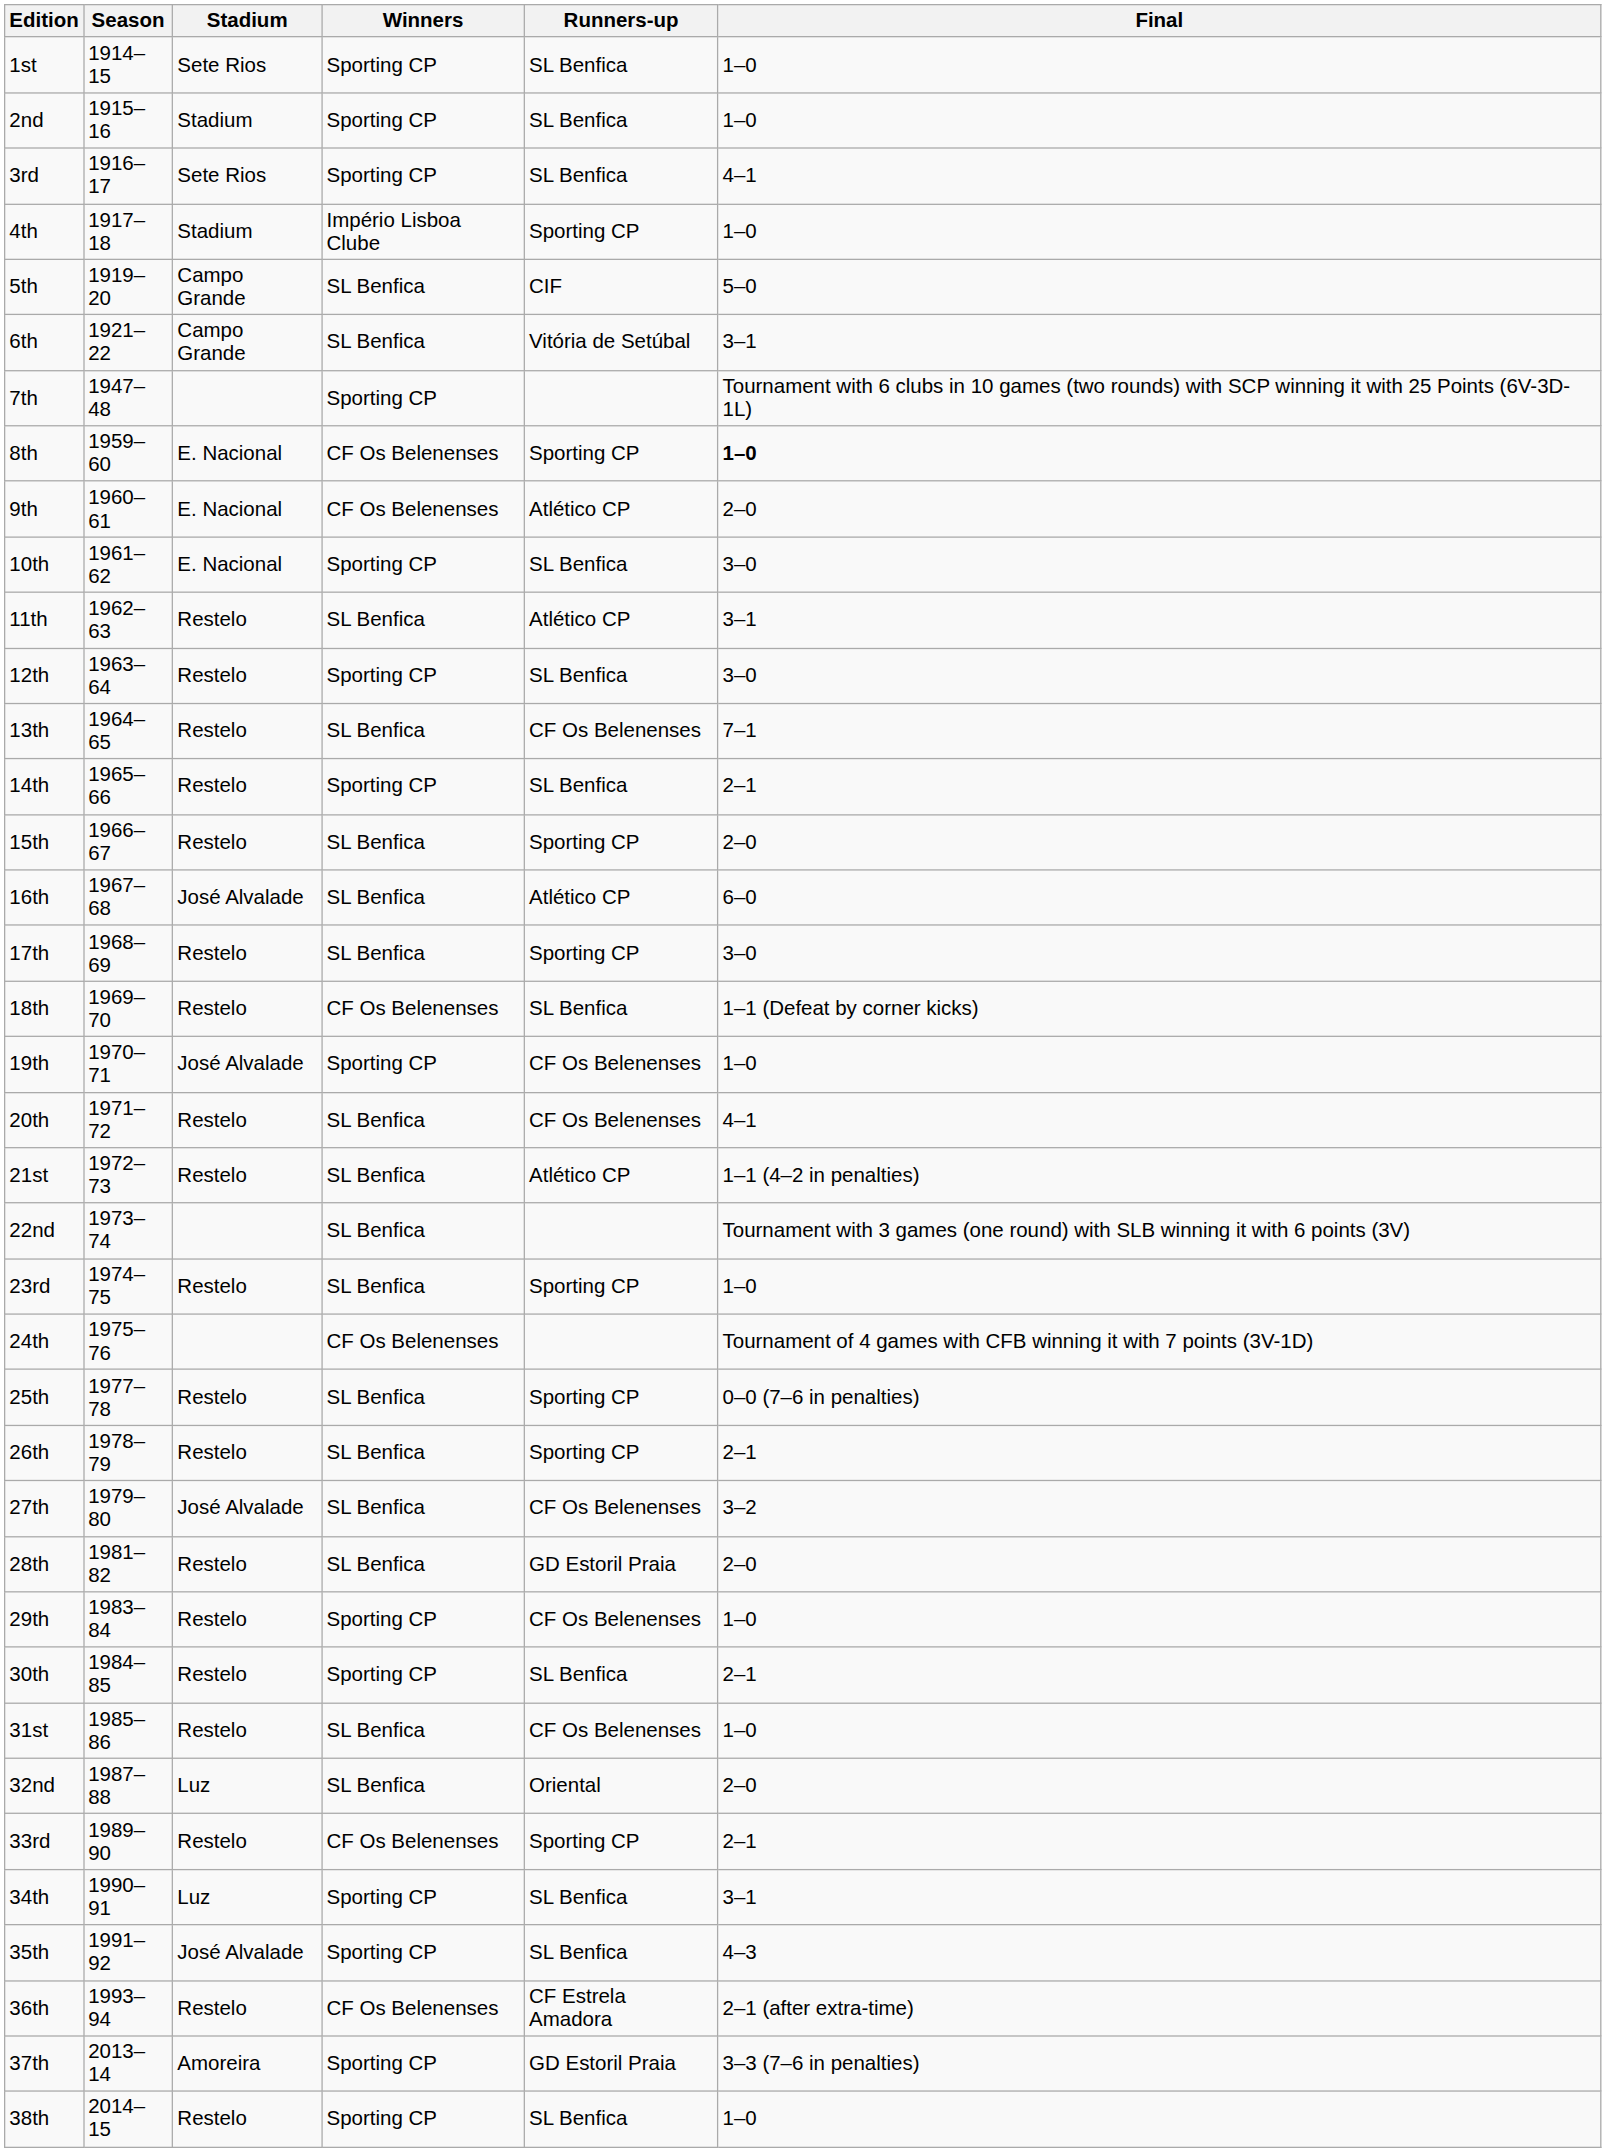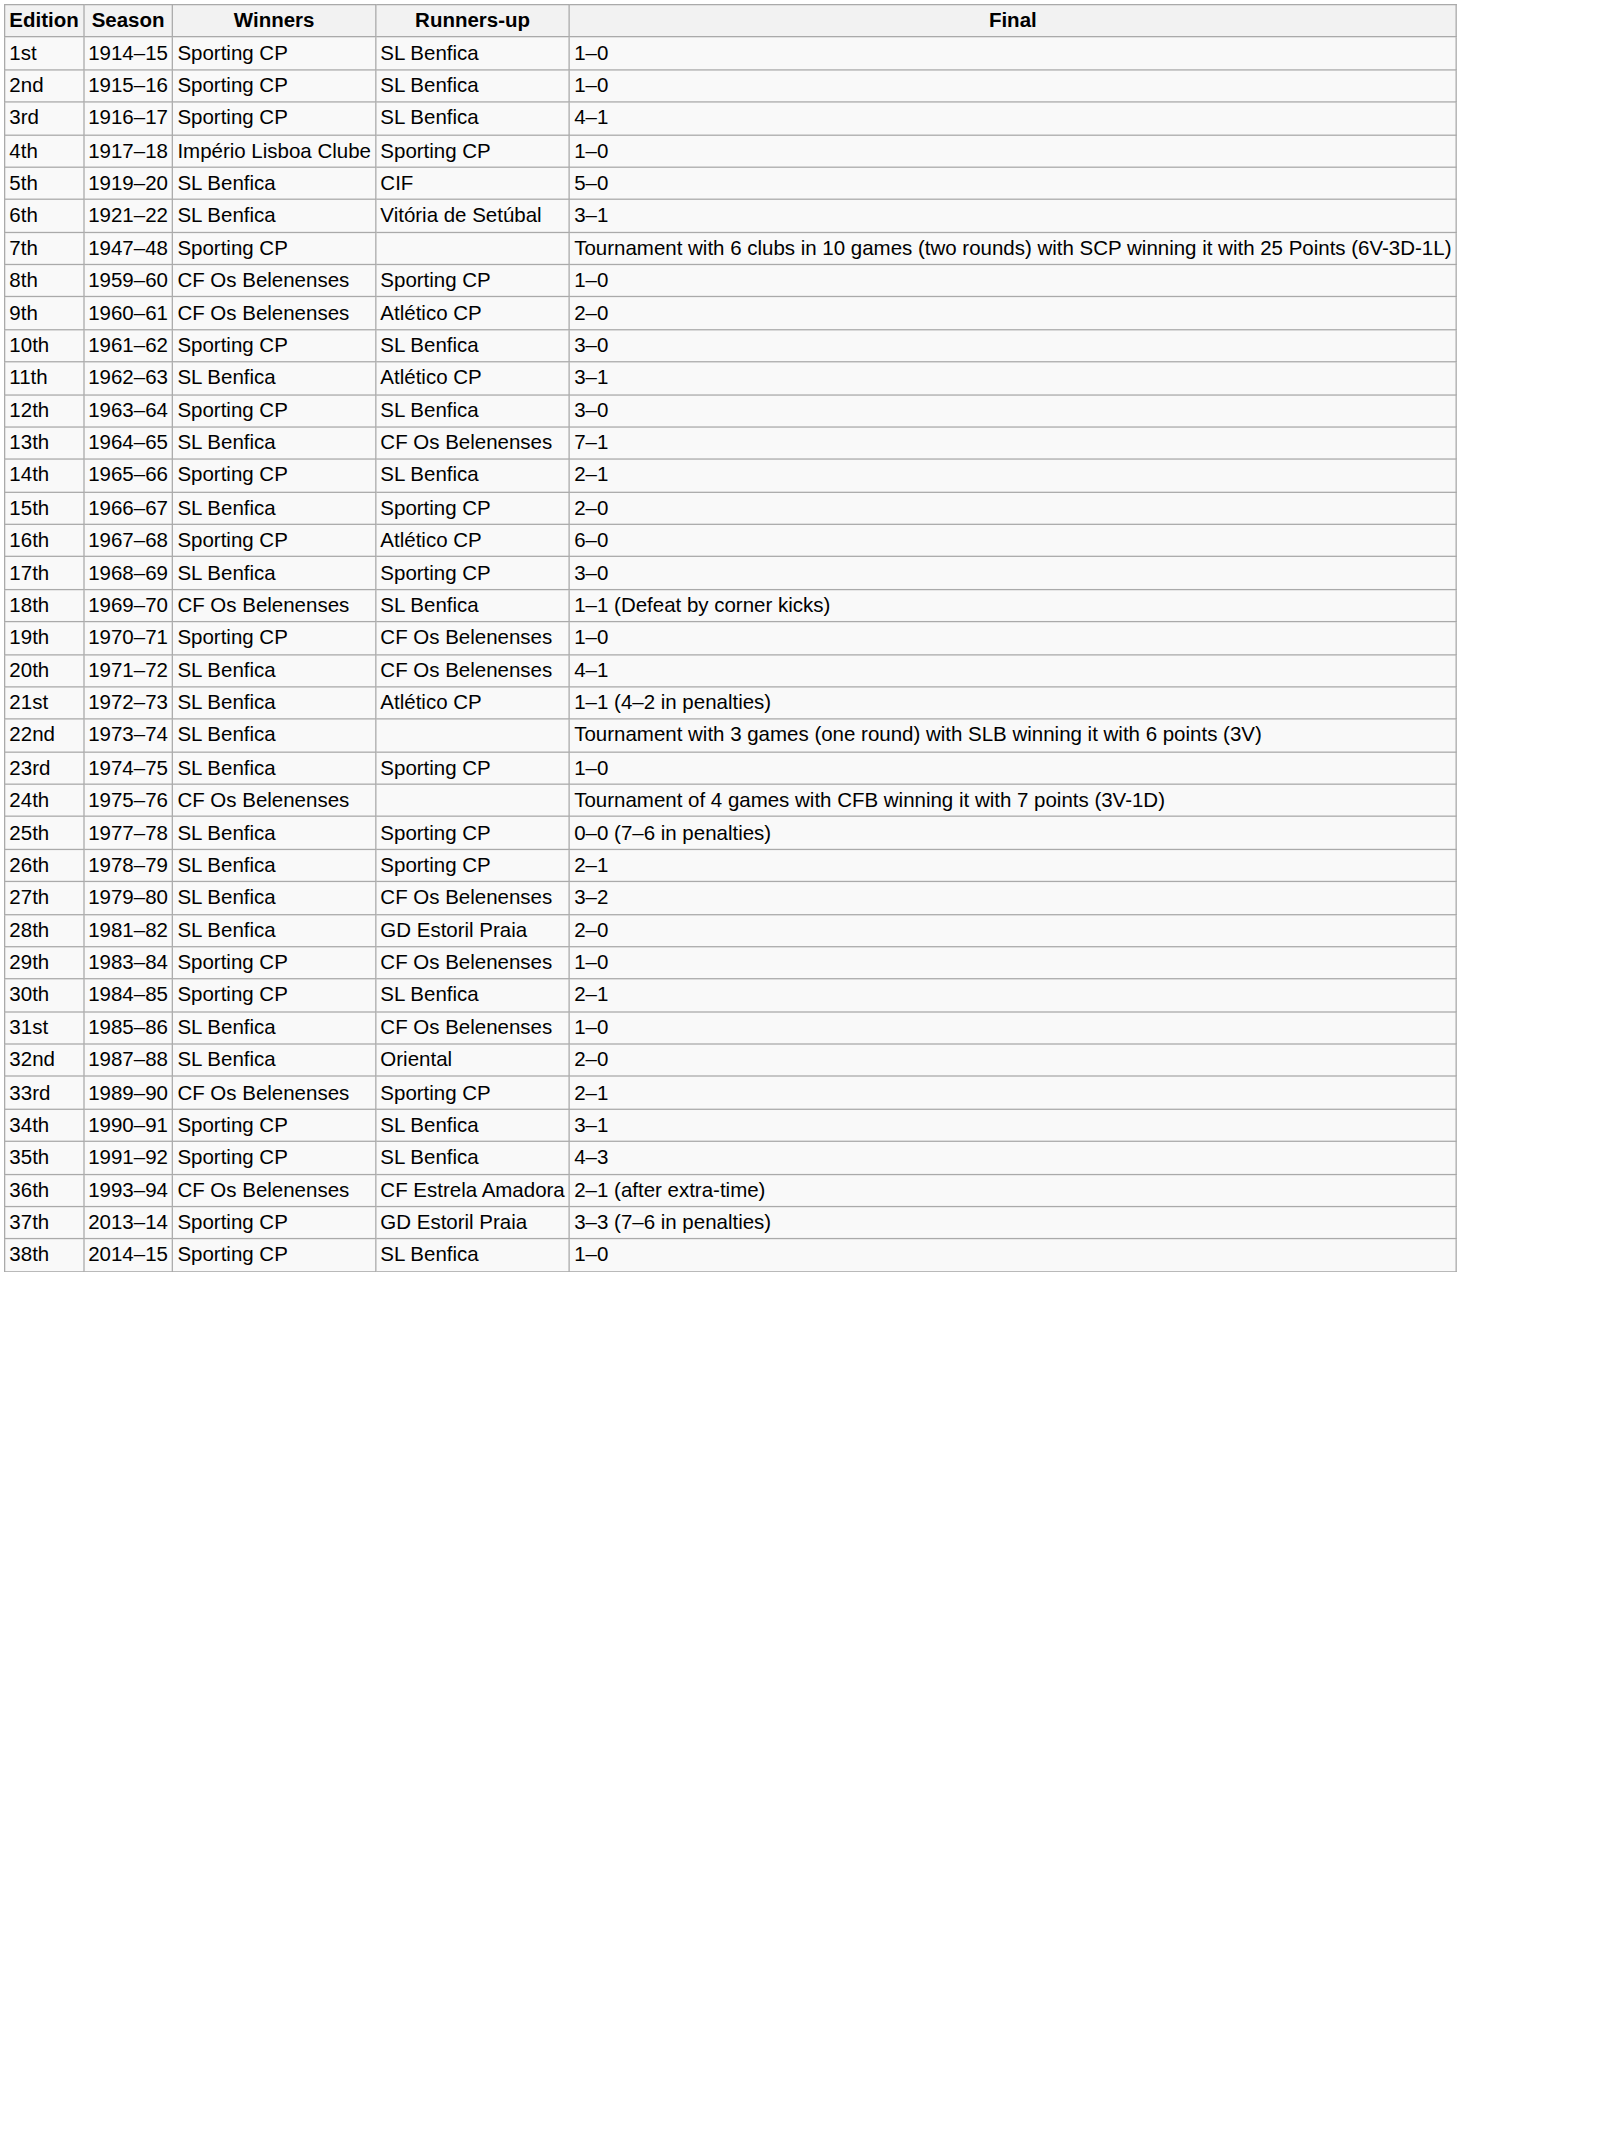- column: (247, 20)
(740, 453) bold -> (591, 280) normal
(376, 897) SL Benfica -> (233, 540) Sporting CP
